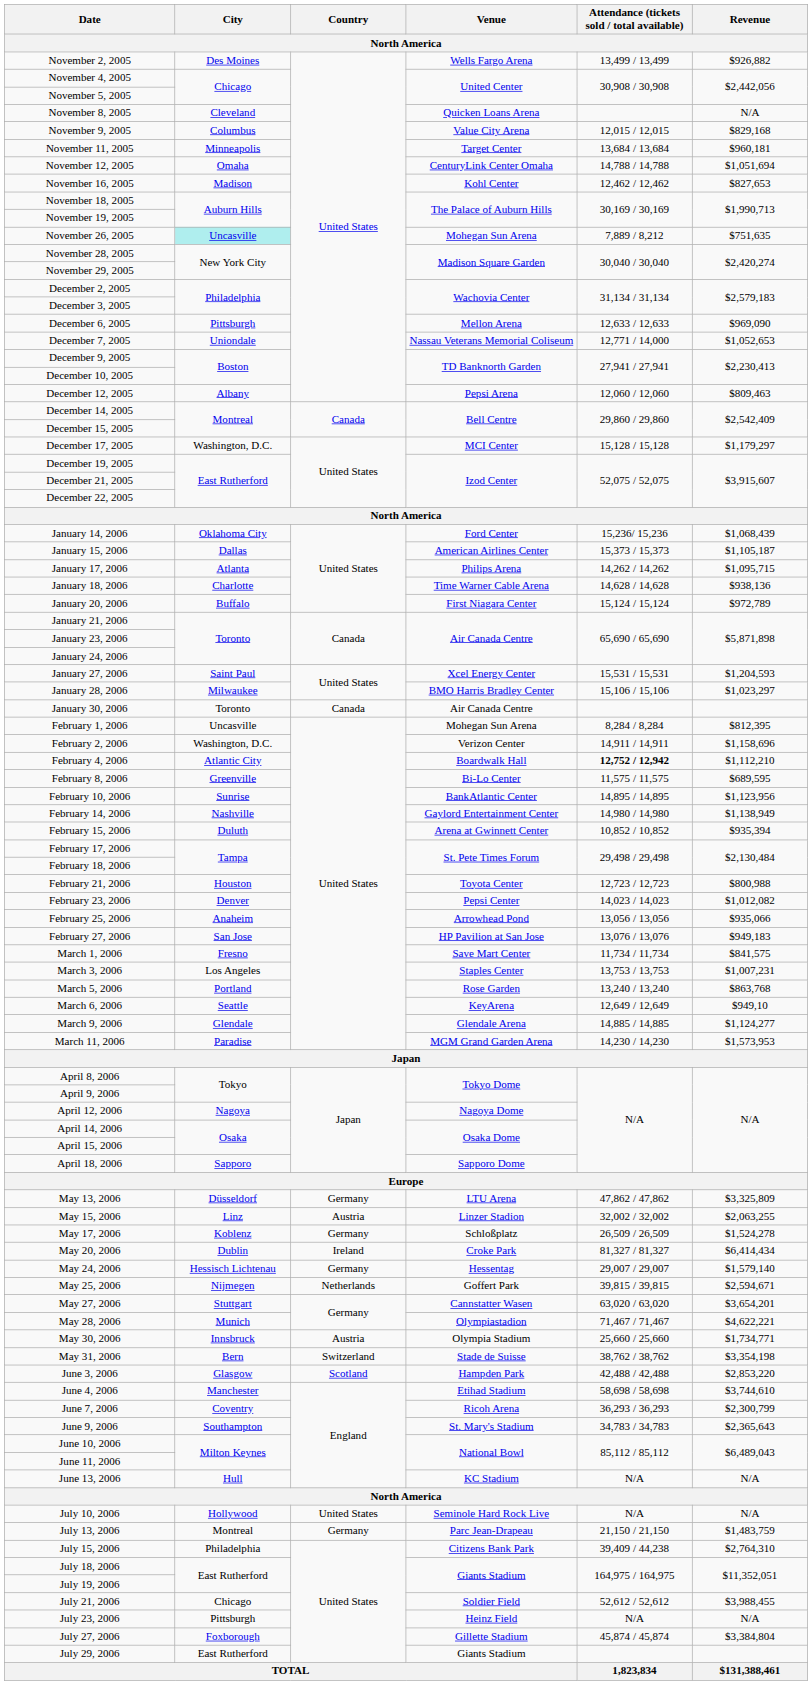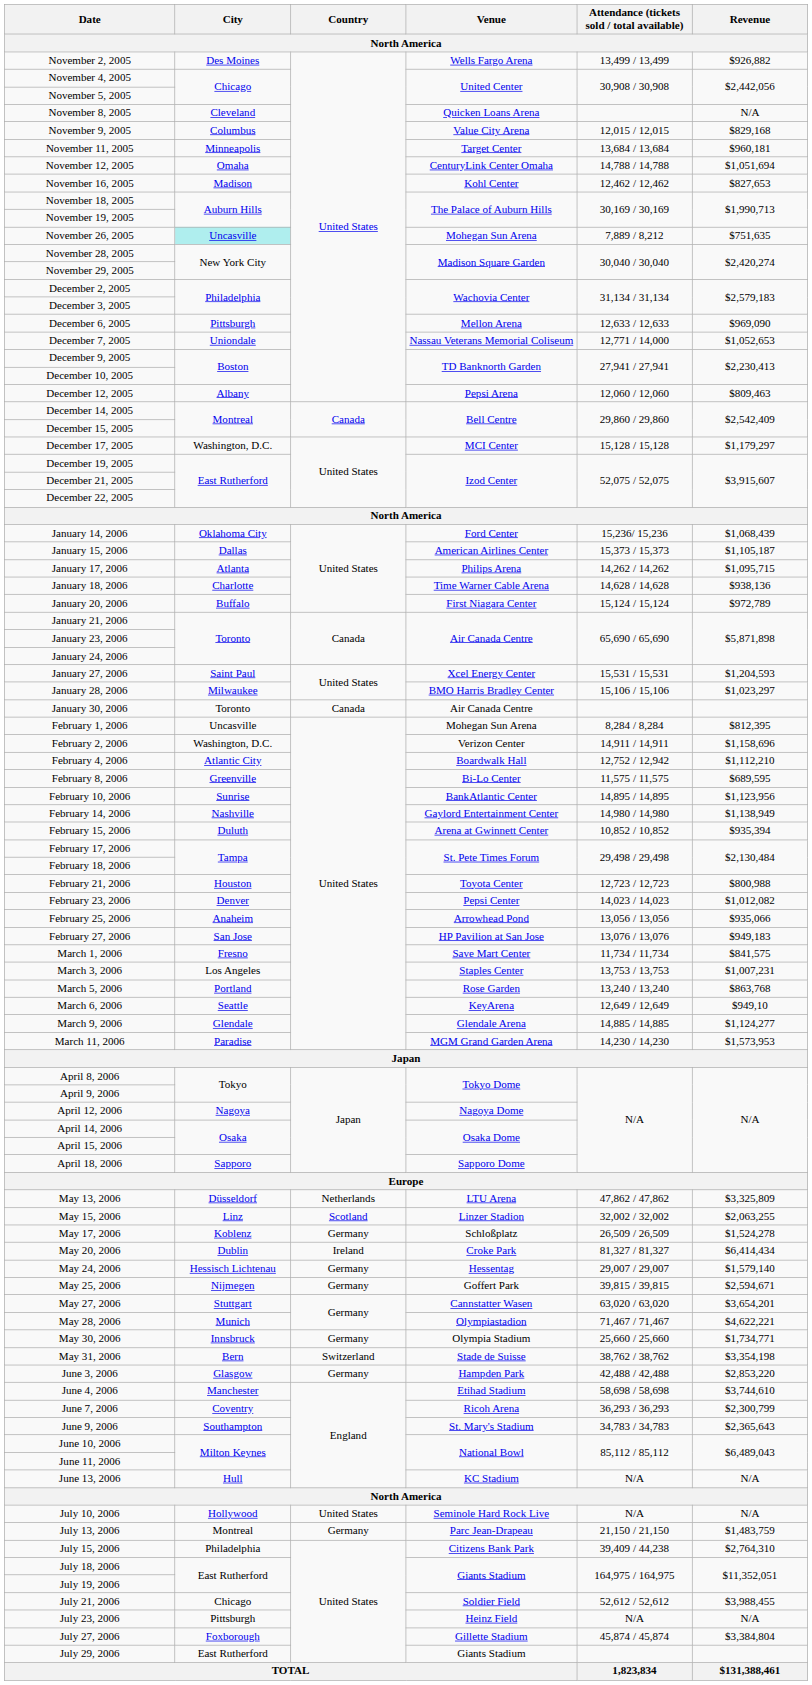(634, 761) bold -> (634, 761) normal
(348, 1198) Germany -> (348, 1198) Netherlands
(348, 1216) Austria -> (348, 1216) Scotland
(348, 1286) Netherlands -> (348, 1286) Germany
(348, 1338) Austria -> (348, 1338) Germany
(348, 1373) Scotland -> (348, 1373) Germany
